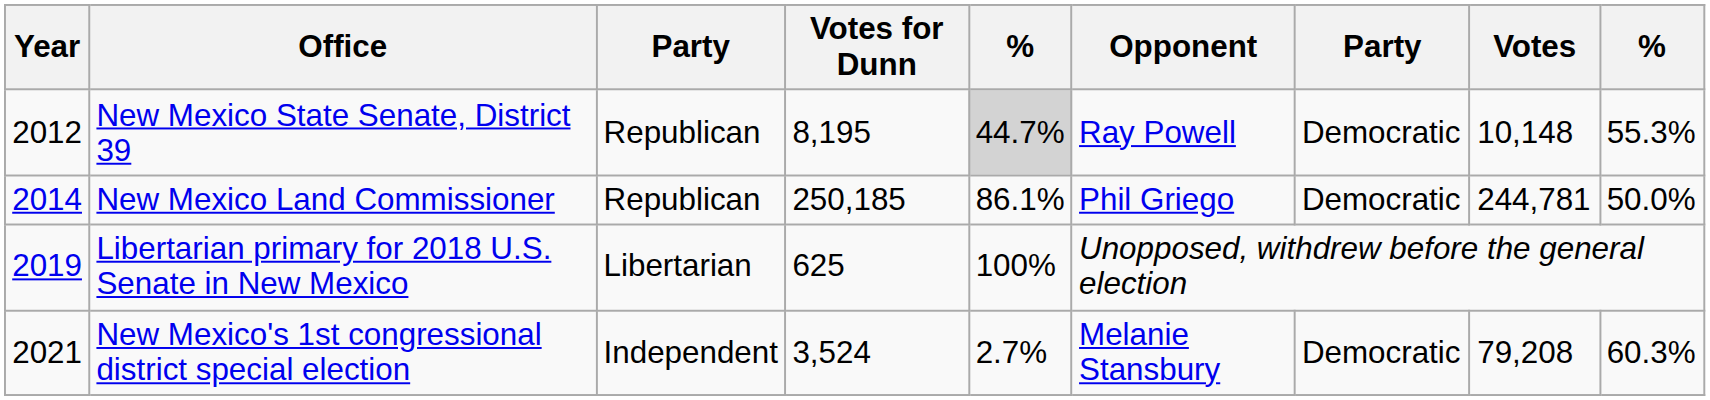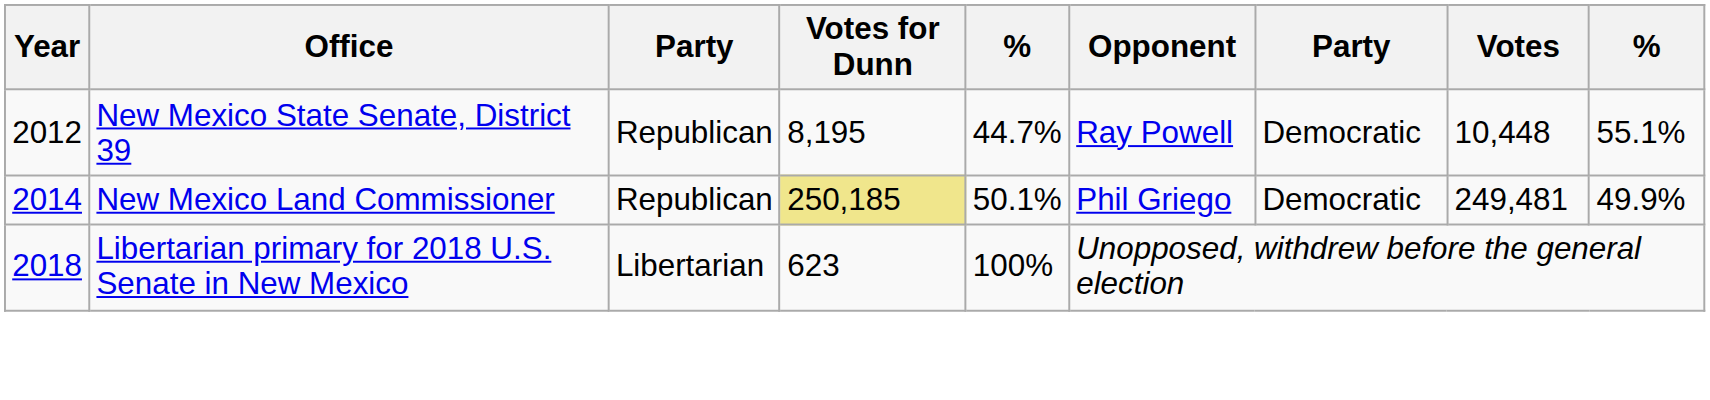(1020, 132) lightgrey background -> (1017, 132) no background
(1525, 132) 10,148 -> (1503, 132) 10,448
(1651, 132) 55.3% -> (1641, 132) 55.1%
(849, 199) no background -> (844, 199) khaki background
(1020, 199) 86.1% -> (1017, 199) 50.1%
(1534, 199) 244,781 -> (1511, 199) 249,481
(1651, 199) 50.0% -> (1641, 199) 49.9%
(47, 266) 2019 -> (47, 266) 2018
(819, 266) 625 -> (813, 266) 623
- row: (319, 351)
